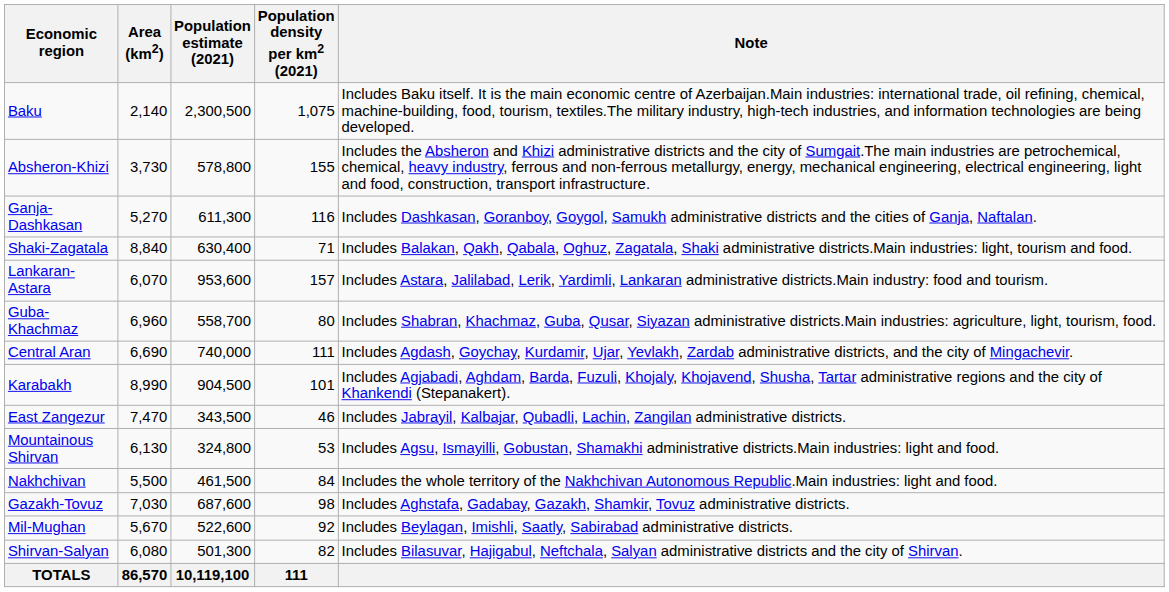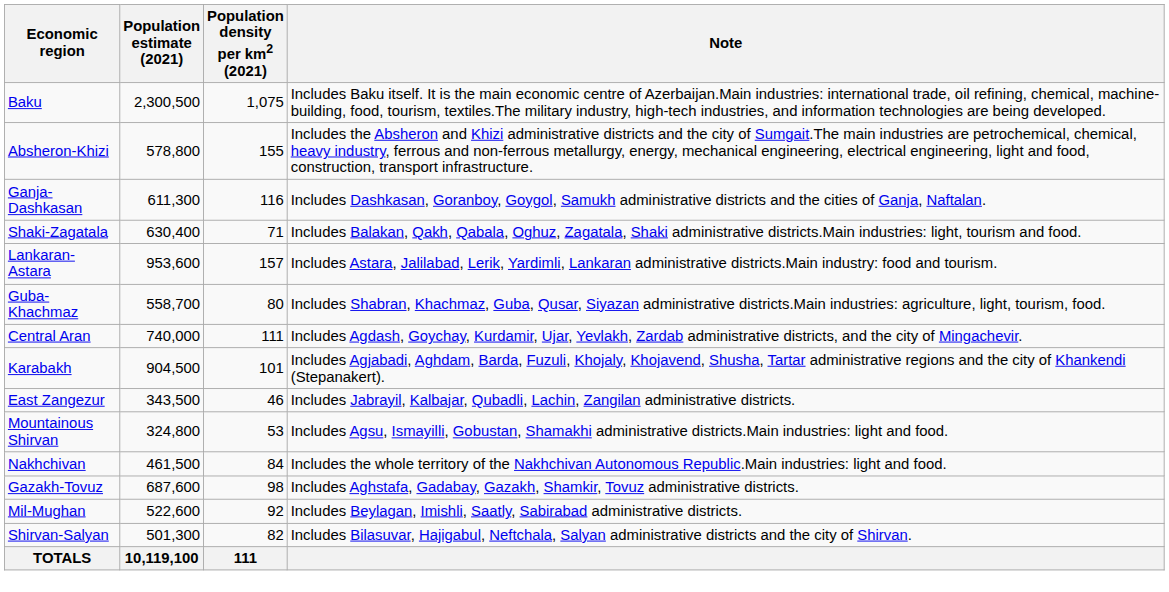- column: (144, 43)
